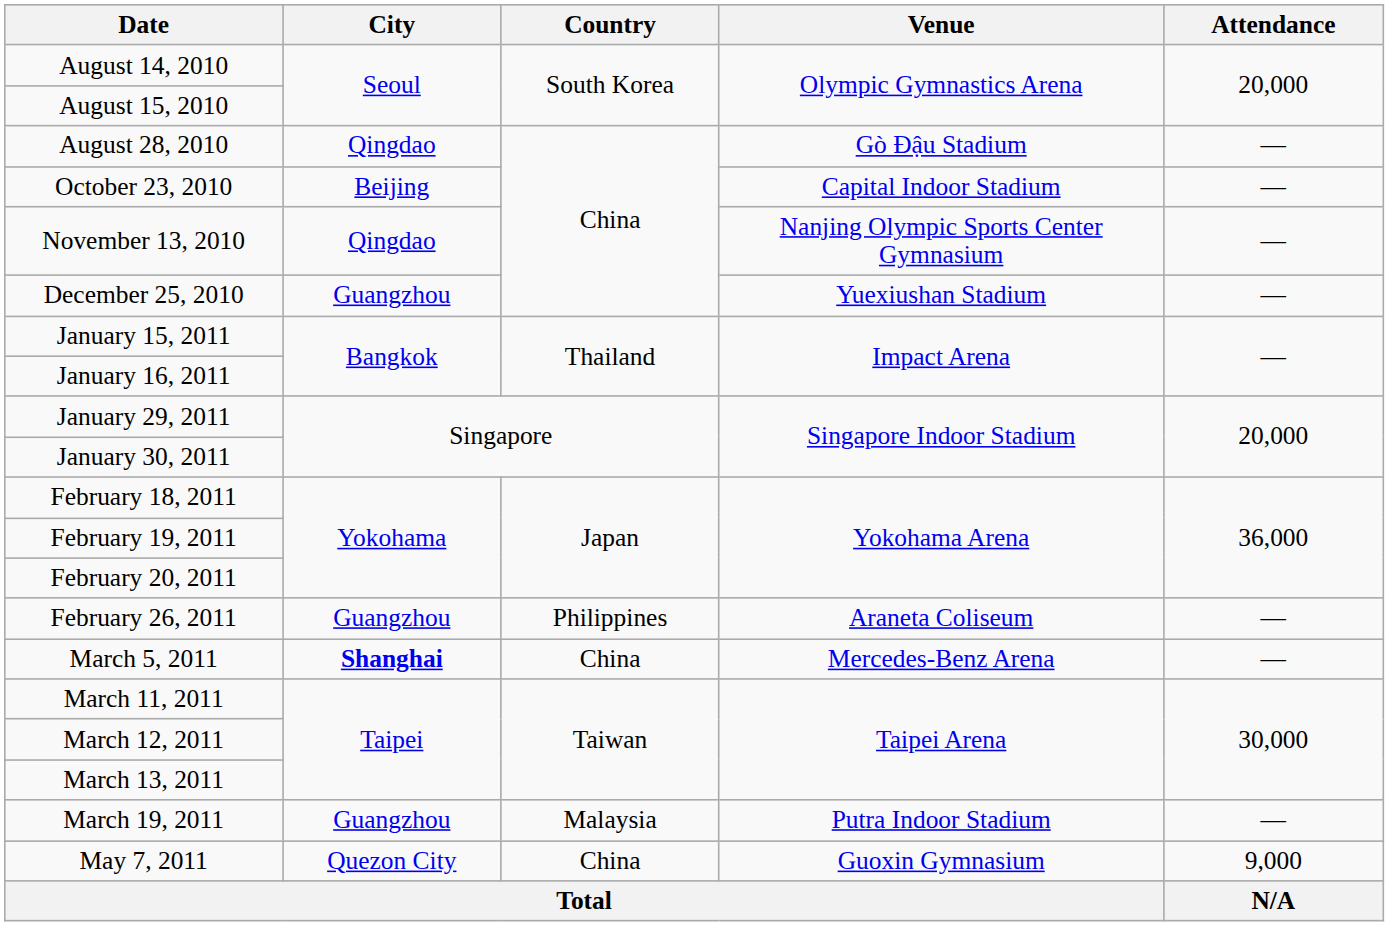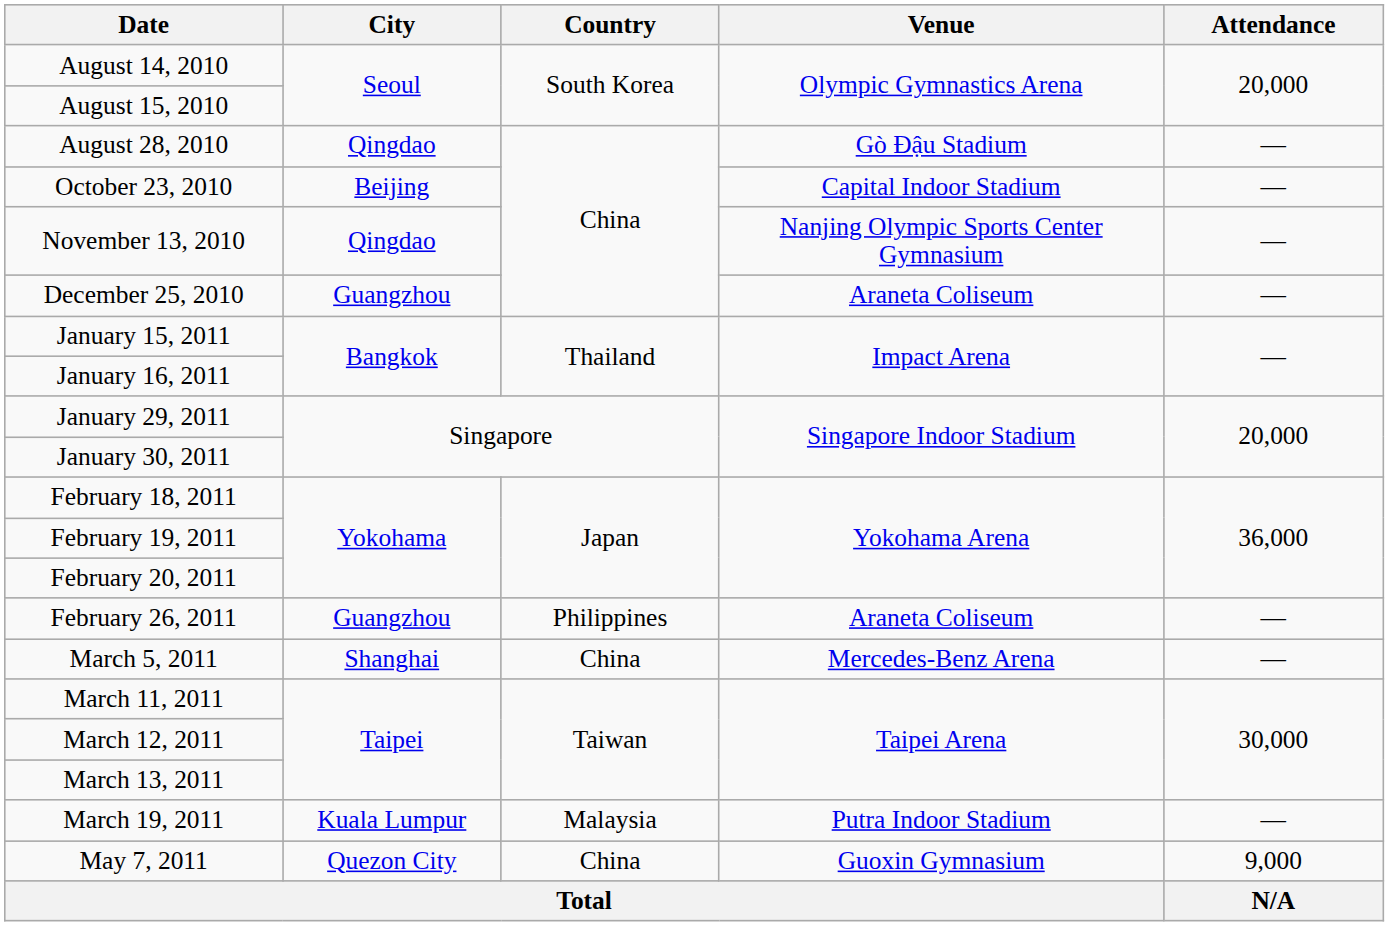(941, 295) Yuexiushan Stadium -> (941, 295) Araneta Coliseum
(392, 658) bold -> (392, 658) normal
(392, 819) Guangzhou -> (392, 819) Kuala Lumpur
